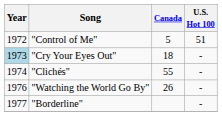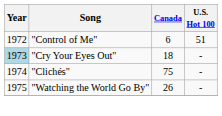(168, 39) 5 -> (168, 39) 6
(168, 71) 55 -> (168, 71) 75
(17, 87) 1976 -> (17, 87) 1975
- row: (57, 103)
